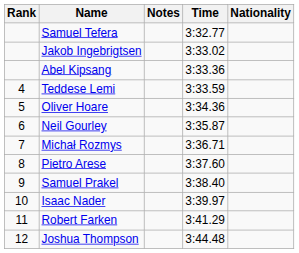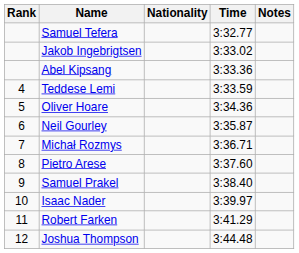columns swapped: (261, 13) <-> (163, 13)
